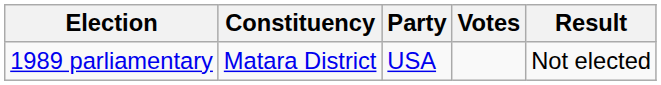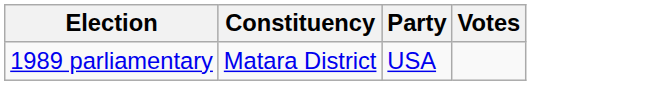- column: (591, 23)
